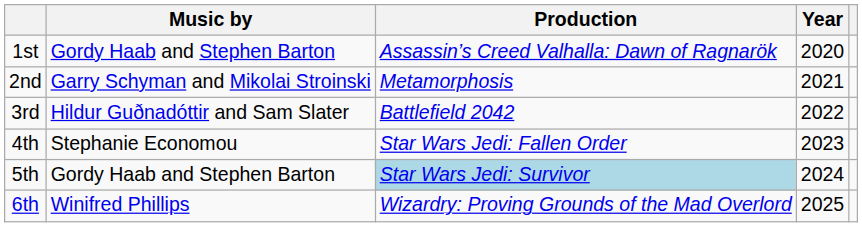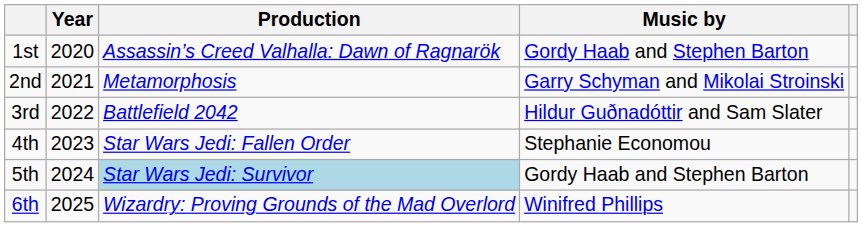columns swapped: (823, 19) <-> (211, 19)
